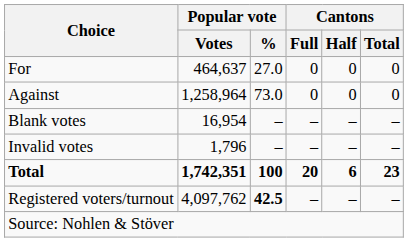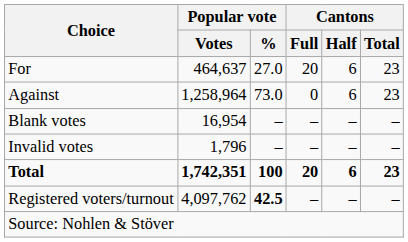(314, 69) 0 -> (310, 69) 20
(352, 69) 0 -> (352, 69) 6
(396, 69) 0 -> (392, 69) 23
(352, 95) 0 -> (352, 95) 6
(396, 95) 0 -> (392, 95) 23
